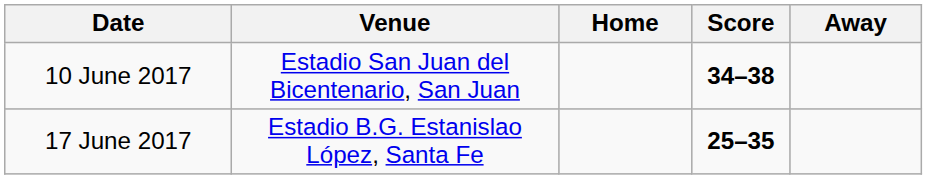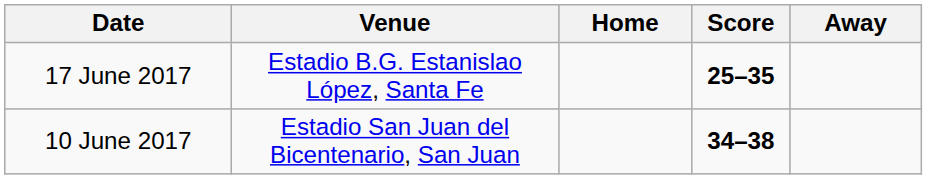rows swapped: (118, 75) <-> (118, 141)
